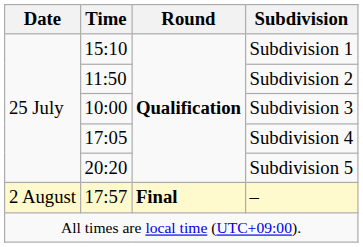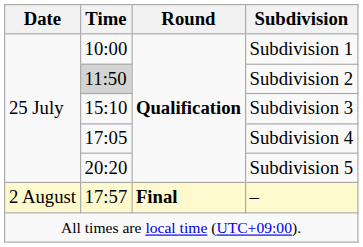(106, 49) 15:10 -> (106, 49) 10:00
(106, 78) no background -> (106, 78) lightgrey background
(106, 108) 10:00 -> (106, 108) 15:10
